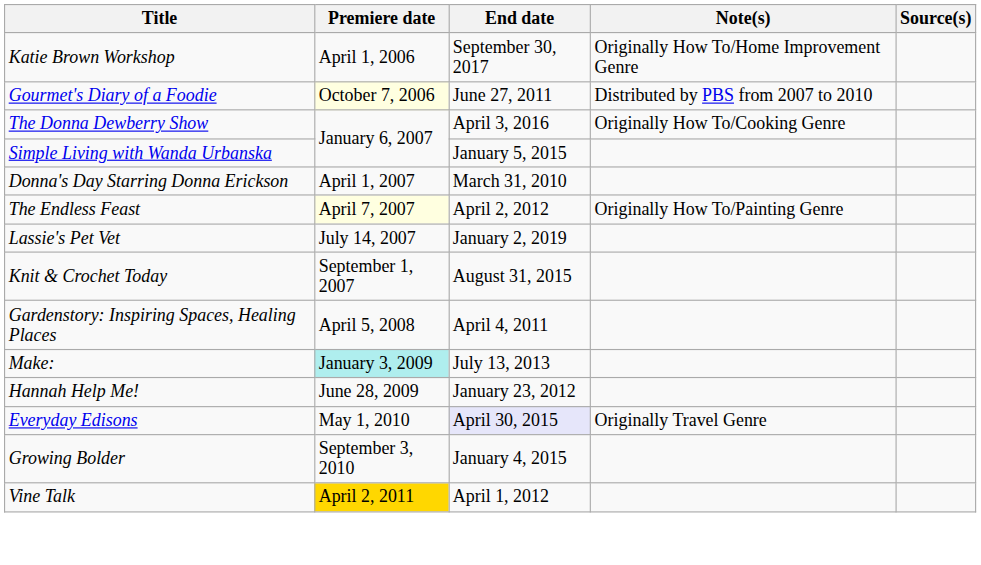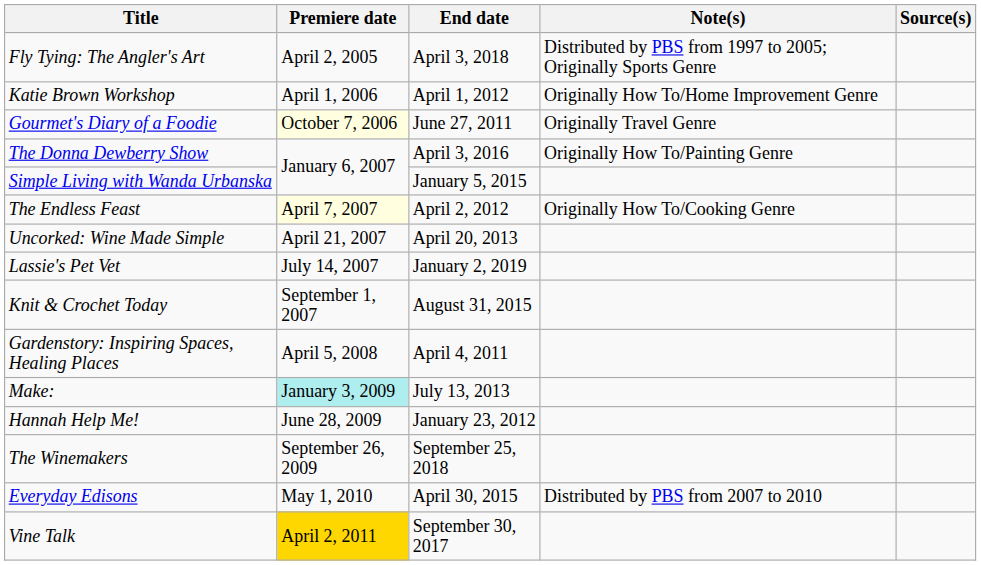+ row: (107, 57)
(505, 57) September 30, 2017 -> (461, 95) April 1, 2012
(733, 95) Distributed by PBS from 2007 to 2010 -> (630, 124) Originally Travel Genre
(720, 124) Originally How To/Cooking Genre -> (669, 152) Originally How To/Painting Genre
- row: (148, 180)
(719, 209) Originally How To/Painting Genre -> (669, 209) Originally How To/Cooking Genre
+ row: (116, 237)
+ row: (68, 458)
(505, 420) lavender background -> (465, 497) no background
(681, 420) Originally Travel Genre -> (683, 497) Distributed by PBS from 2007 to 2010
- row: (67, 458)
(501, 497) April 1, 2012 -> (464, 535) September 30, 2017
